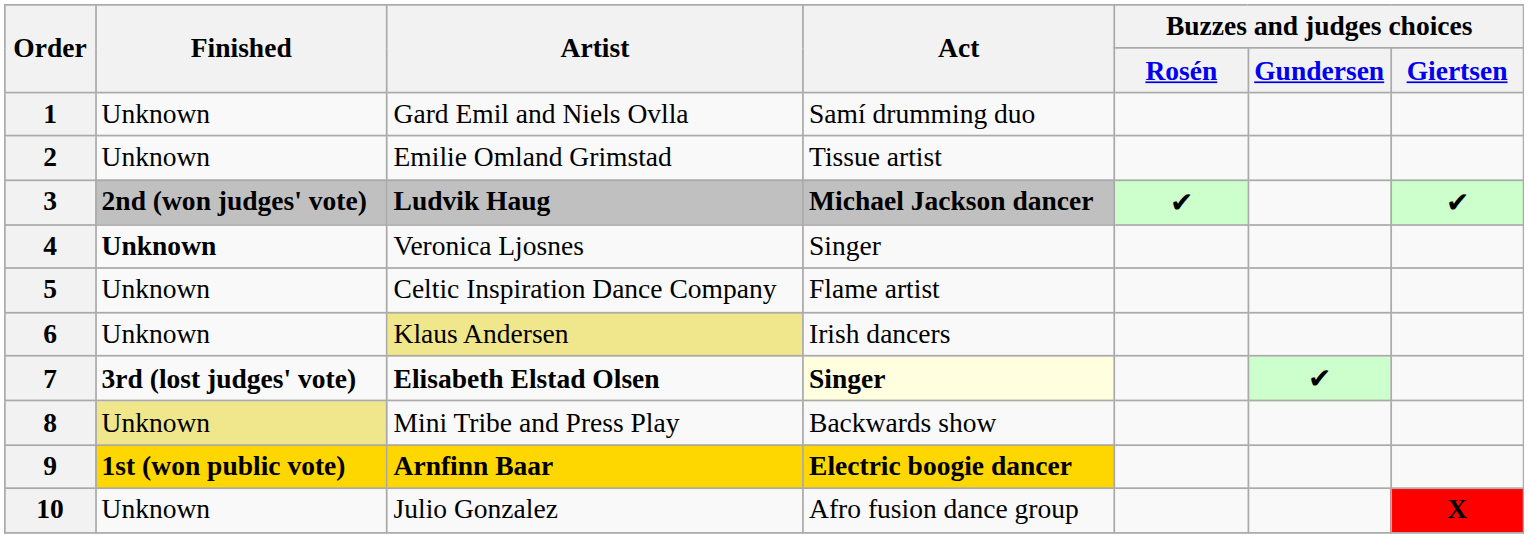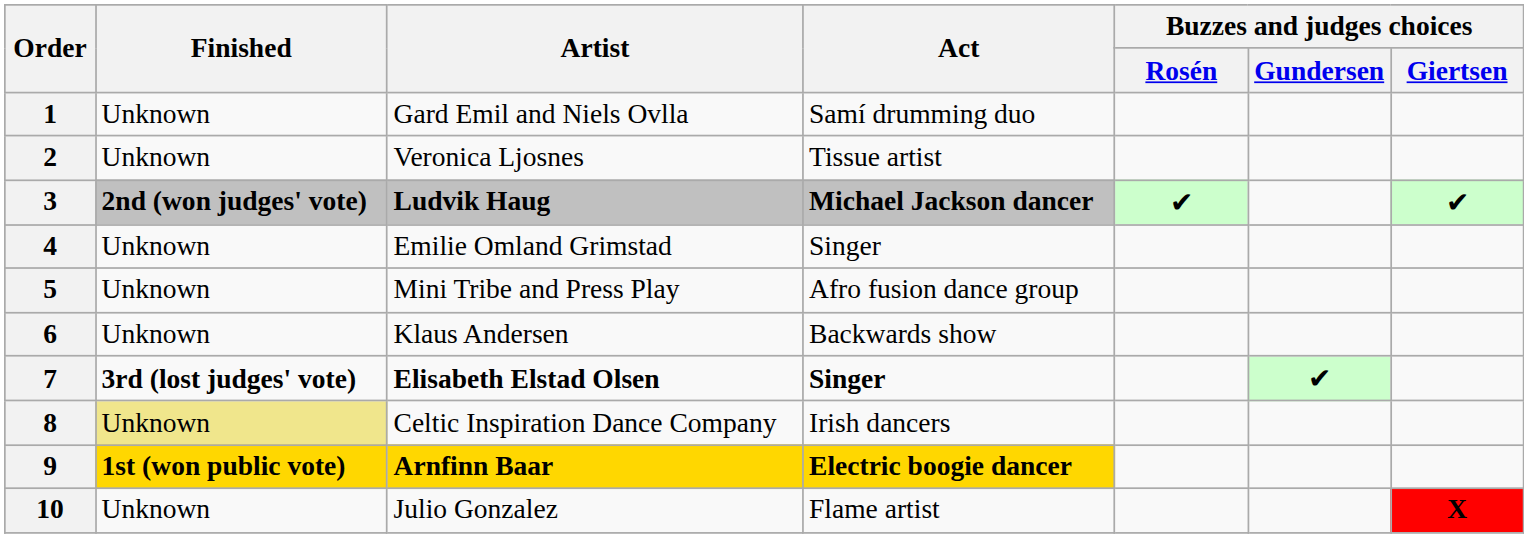(533, 157) Emilie Omland Grimstad -> (489, 157) Veronica Ljosnes
(159, 246) bold -> (156, 246) normal
(489, 246) Veronica Ljosnes -> (533, 246) Emilie Omland Grimstad
(585, 289) Celtic Inspiration Dance Company -> (537, 289) Mini Tribe and Press Play
(874, 289) Flame artist -> (944, 289) Afro fusion dance group
(481, 333) khaki background -> (481, 333) no background
(880, 333) Irish dancers -> (903, 333) Backwards show
(847, 378) lightyellow background -> (847, 378) no background
(537, 422) Mini Tribe and Press Play -> (585, 422) Celtic Inspiration Dance Company
(903, 422) Backwards show -> (880, 422) Irish dancers
(944, 509) Afro fusion dance group -> (874, 509) Flame artist
